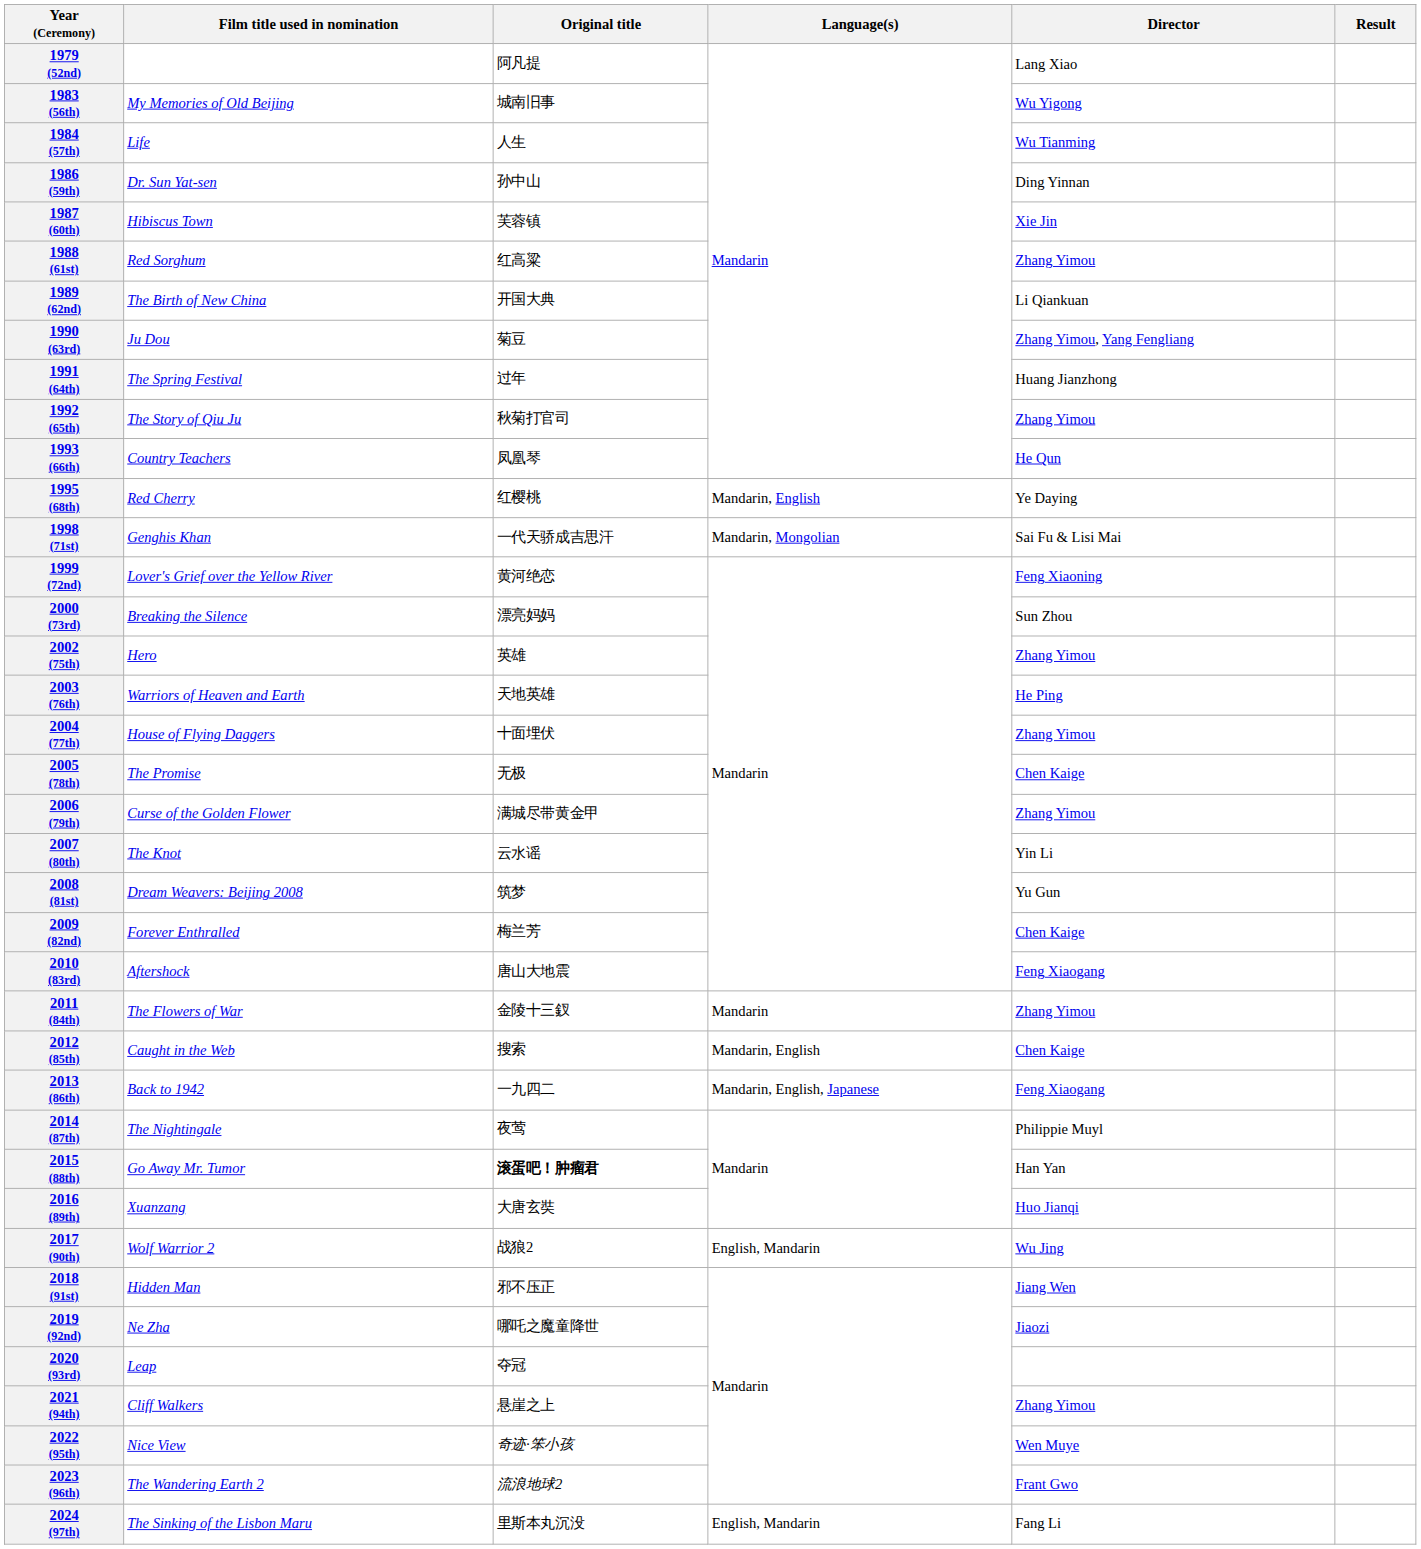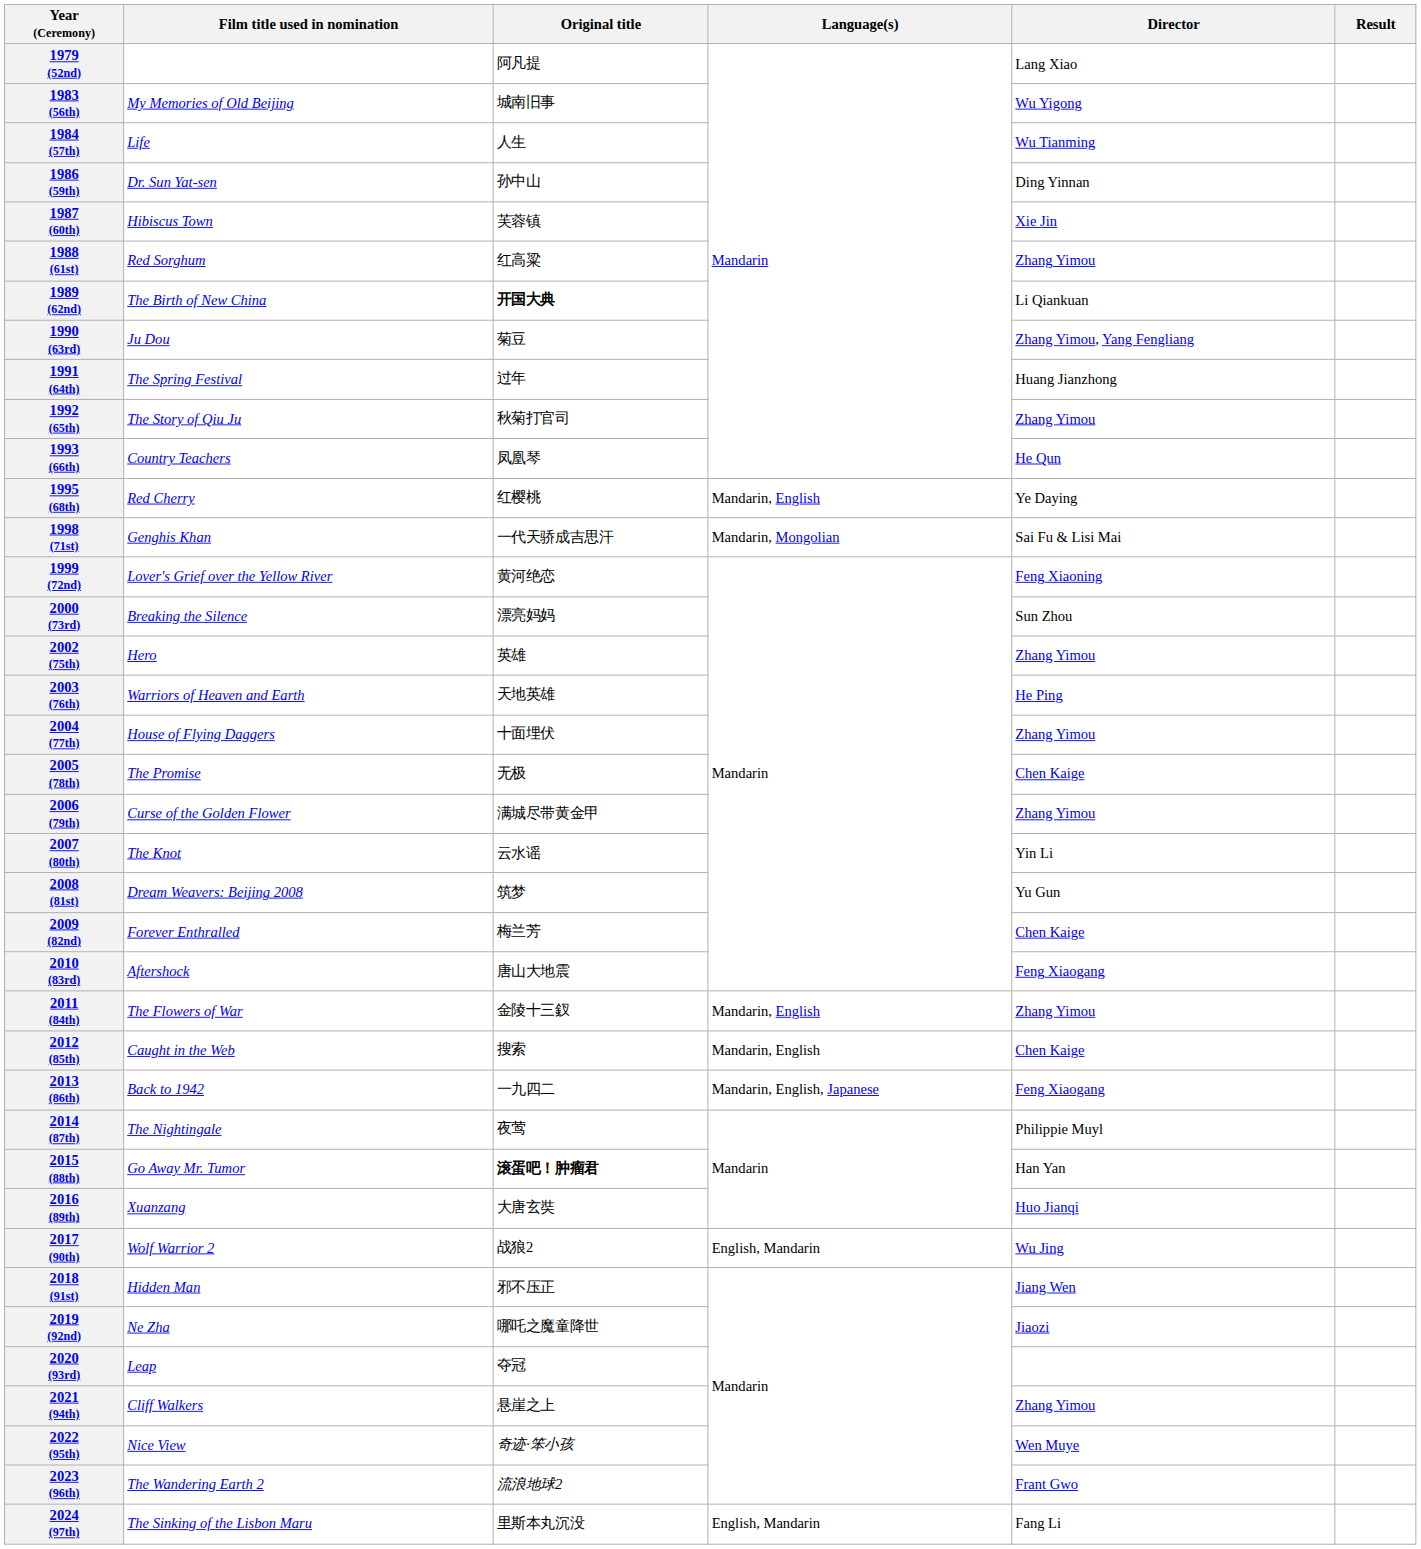(526, 300) normal -> (526, 300) bold
(740, 1011) Mandarin -> (766, 1011) Mandarin, English
